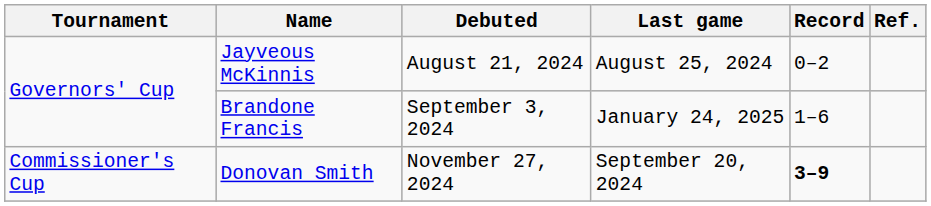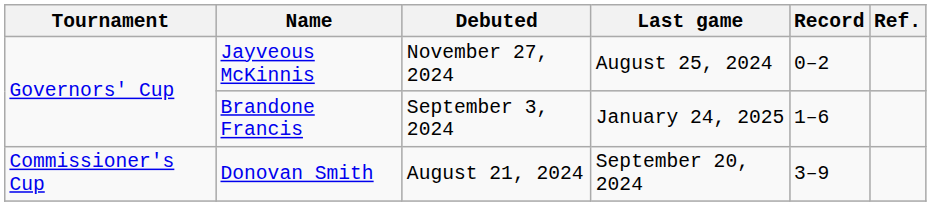(495, 64) August 21, 2024 -> (478, 64) November 27, 2024
(478, 173) November 27, 2024 -> (495, 173) August 21, 2024
(812, 173) bold -> (812, 173) normal
